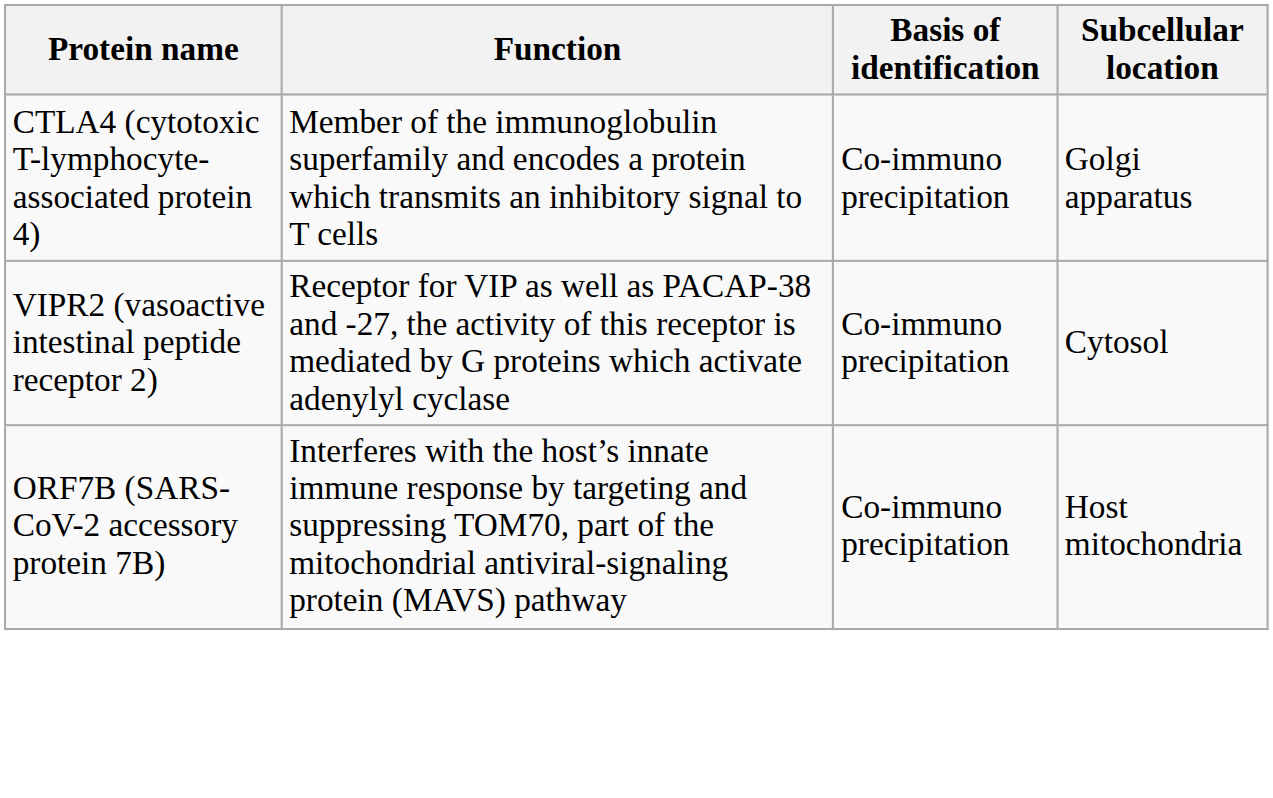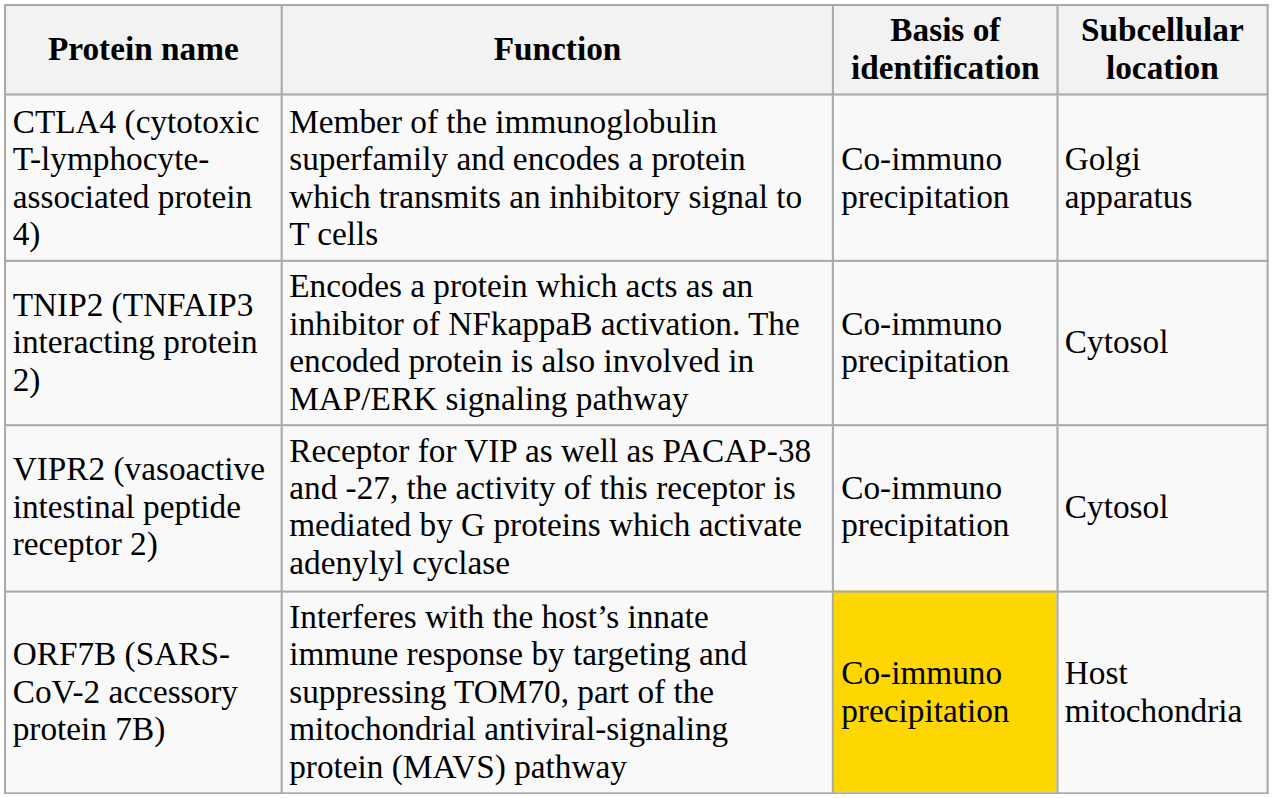+ row: (135, 342)
(925, 526) no background -> (925, 691) gold background
